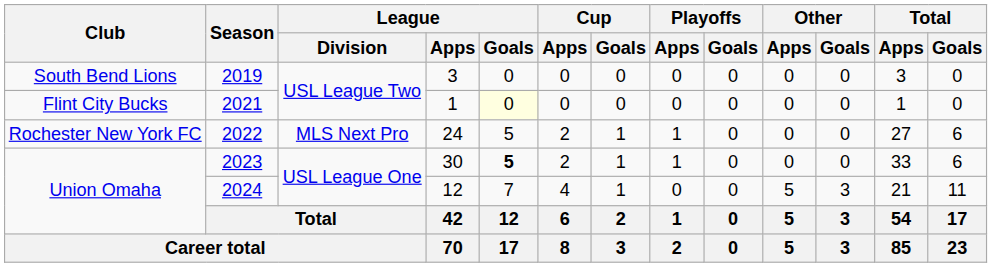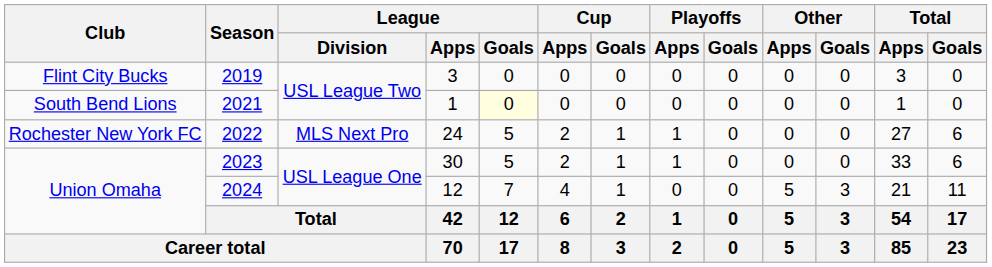(105, 76) South Bend Lions -> (105, 76) Flint City Bucks
(105, 104) Flint City Bucks -> (105, 104) South Bend Lions
(509, 162) bold -> (509, 162) normal
